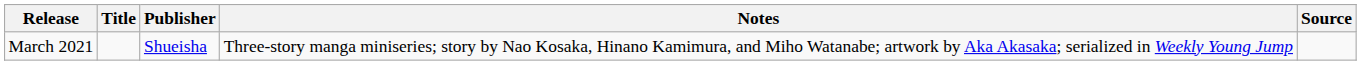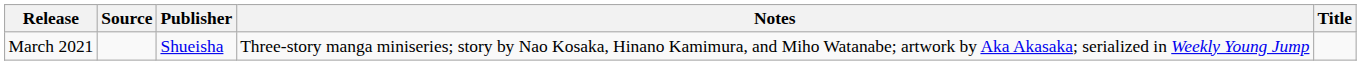columns swapped: (119, 18) <-> (1327, 18)
